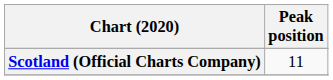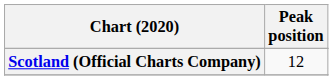(296, 61) 11 -> (296, 61) 12
